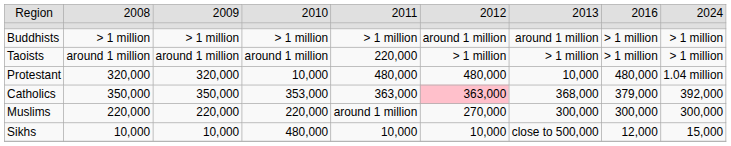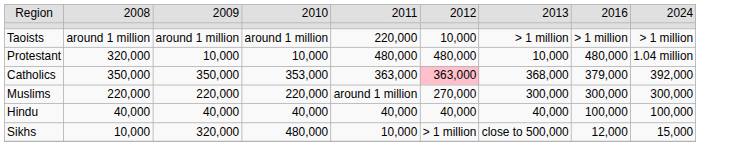- row: (33, 38)
(479, 56) > 1 million -> (458, 38) 10,000
(218, 75) 320,000 -> (221, 56) 10,000
+ row: (23, 113)
(221, 132) 10,000 -> (218, 132) 320,000
(488, 132) 10,000 -> (450, 132) > 1 million
